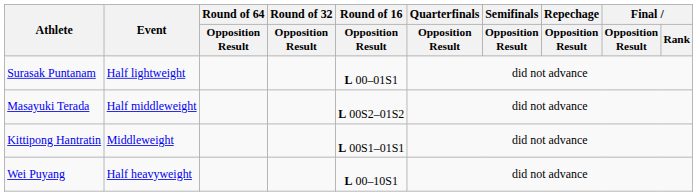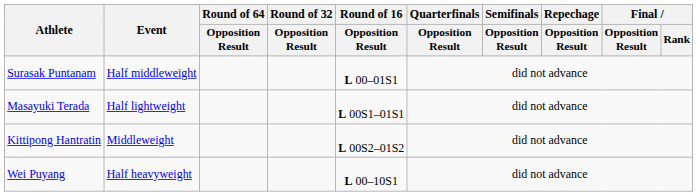(146, 73) Half lightweight -> (152, 73) Half middleweight
(152, 107) Half middleweight -> (146, 107) Half lightweight
(371, 114) L 00S2–01S2 -> (371, 114) L 00S1–01S1
(371, 148) L 00S1–01S1 -> (371, 148) L 00S2–01S2
